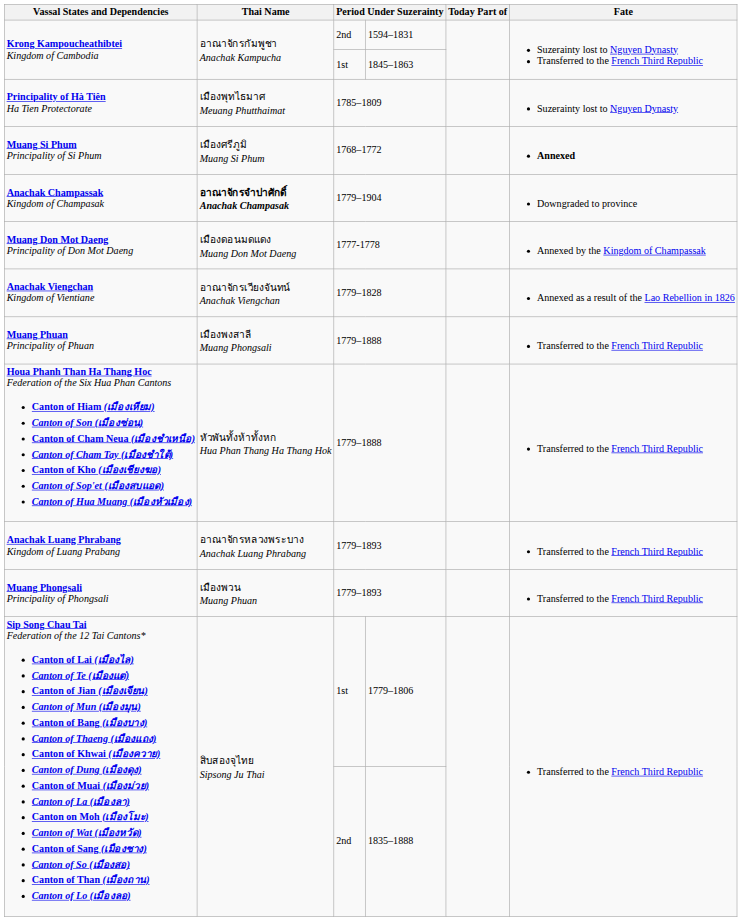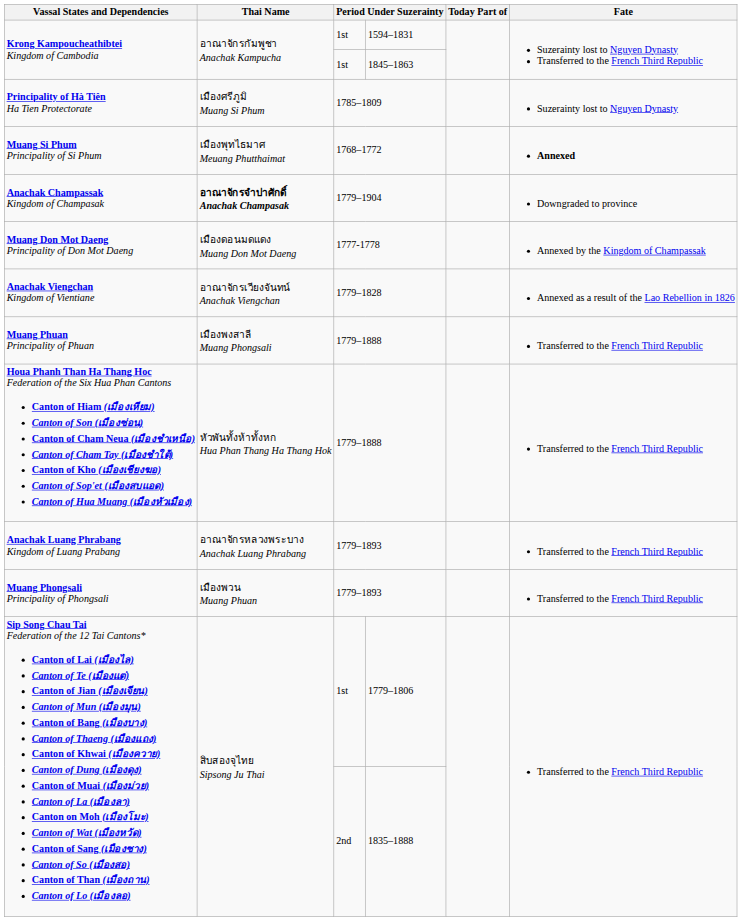(344, 35) 2nd -> (342, 35) 1st
(242, 104) เมืองพุทไธมาศ Meuang Phutthaimat -> (232, 104) เมืองศรีภูมิ Muang Si Phum
(232, 151) เมืองศรีภูมิ Muang Si Phum -> (242, 151) เมืองพุทไธมาศ Meuang Phutthaimat
